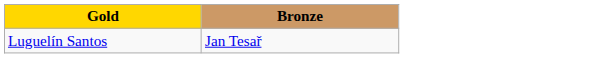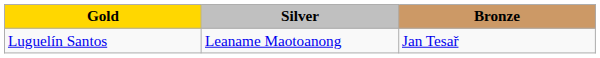+ column: (300, 16)
